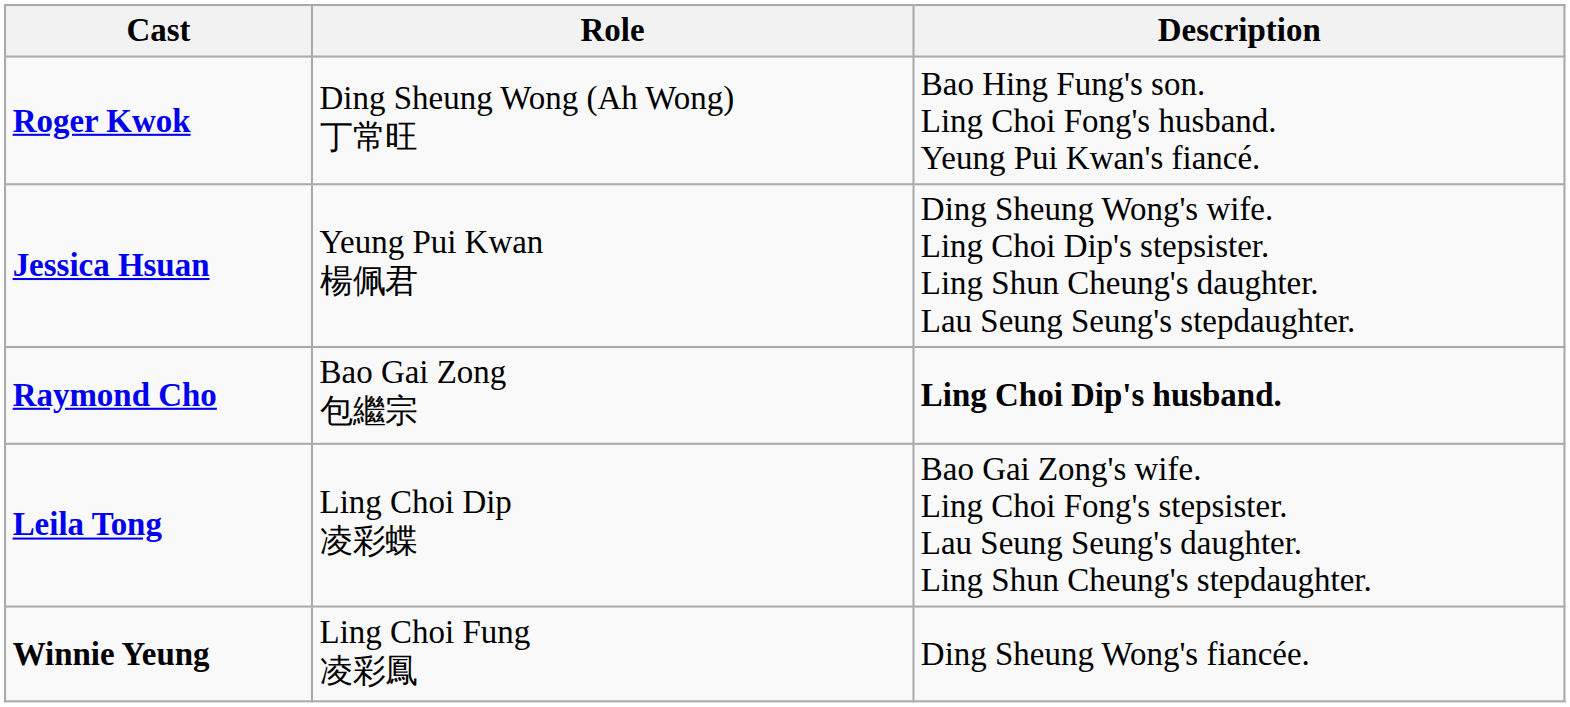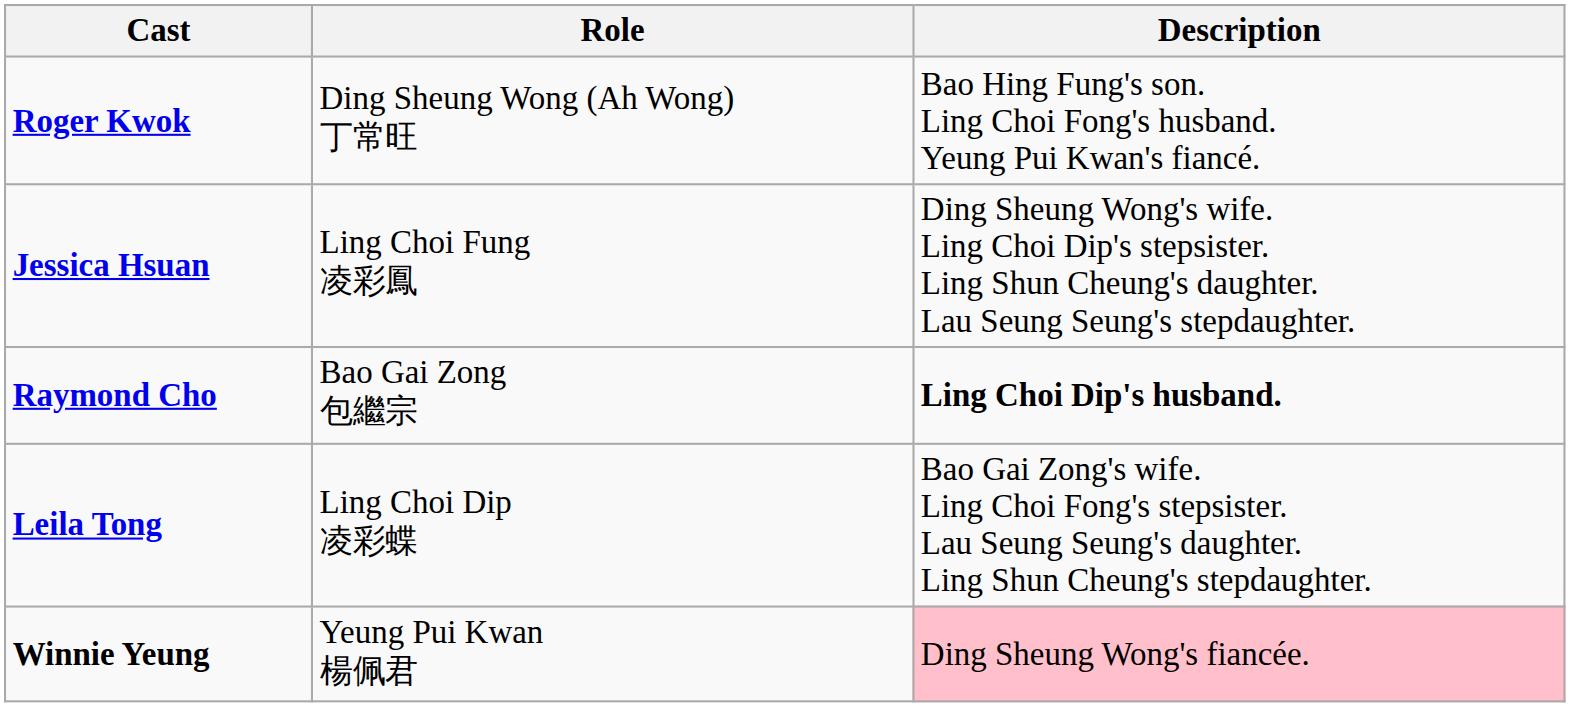(431, 262) Yeung Pui Kwan 楊佩君 -> (425, 262) Ling Choi Fung 凌彩鳳
(425, 651) Ling Choi Fung 凌彩鳳 -> (431, 651) Yeung Pui Kwan 楊佩君
(1115, 653) no background -> (1115, 653) pink background
